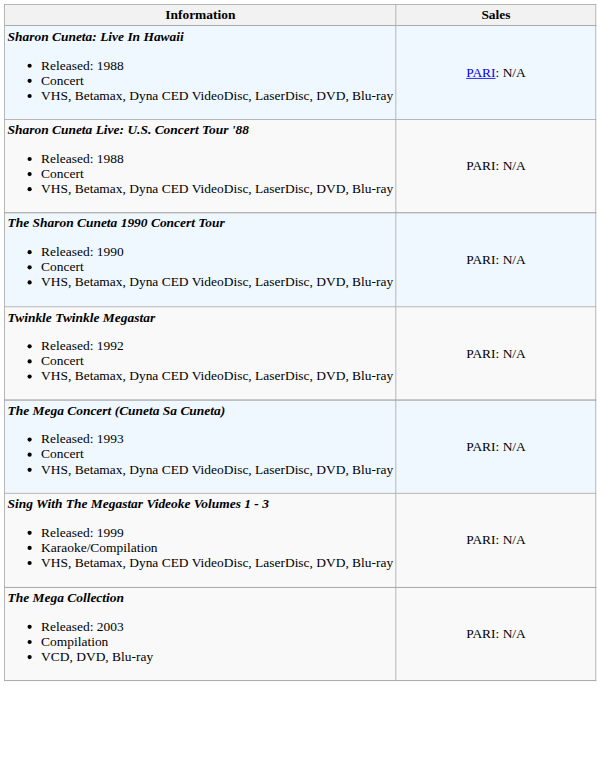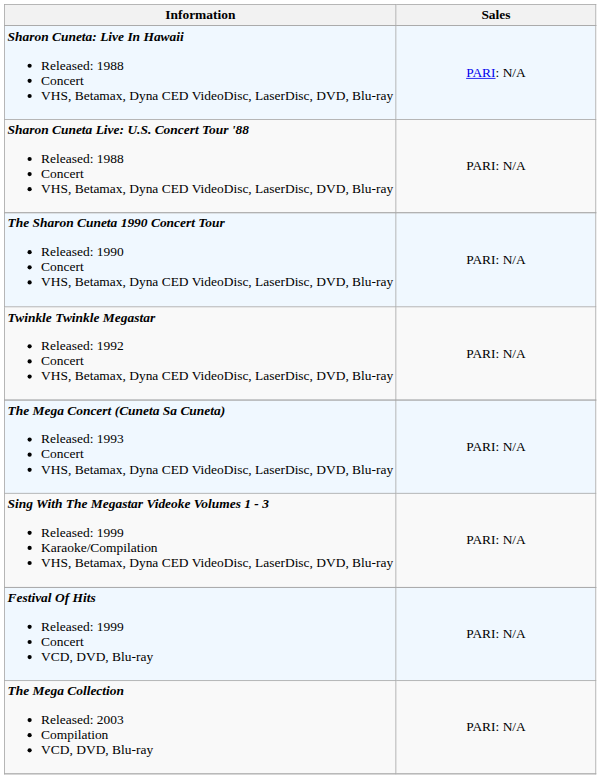+ row: (200, 627)
